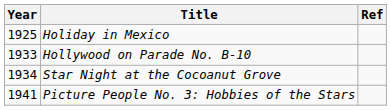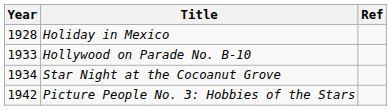(22, 35) 1925 -> (22, 35) 1928
(22, 95) 1941 -> (22, 95) 1942
